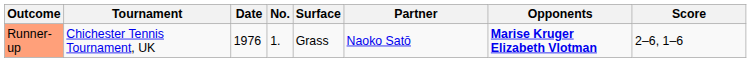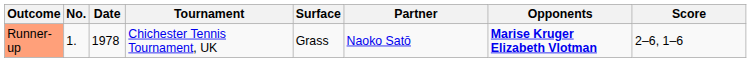columns swapped: (280, 14) <-> (147, 14)
(247, 40) 1976 -> (106, 40) 1978
